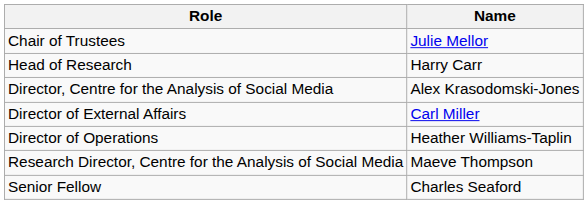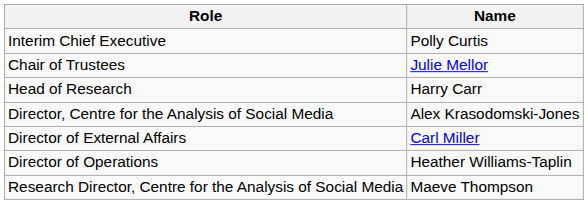+ row: (87, 41)
- row: (55, 187)
